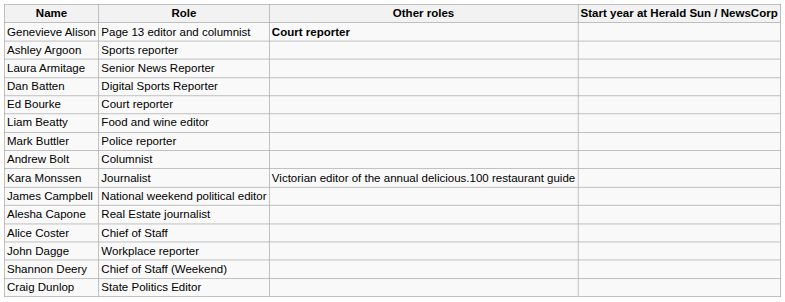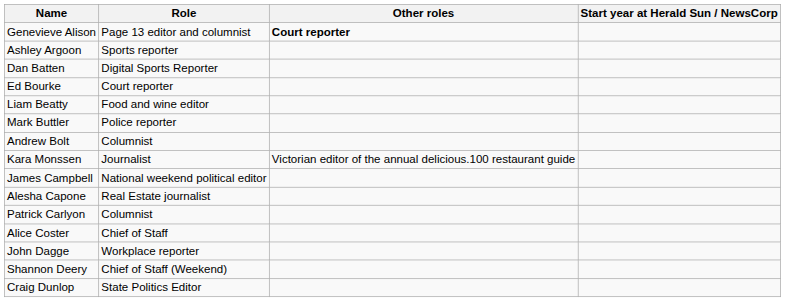- row: (46, 68)
+ row: (46, 214)
